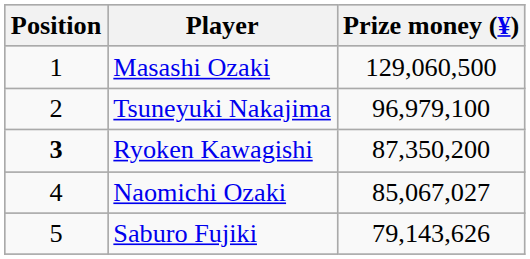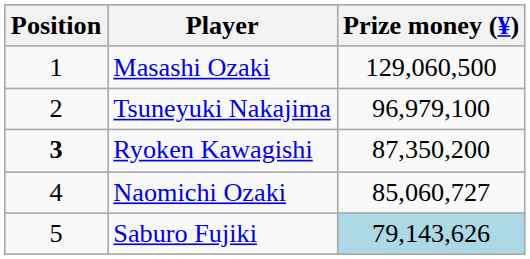(431, 191) 85,067,027 -> (431, 191) 85,060,727
(431, 233) no background -> (431, 233) lightblue background
